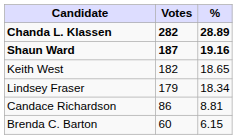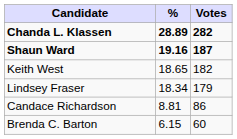columns swapped: (177, 13) <-> (215, 13)
